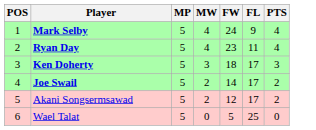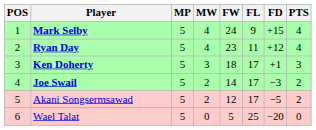+ column: (275, 13)
